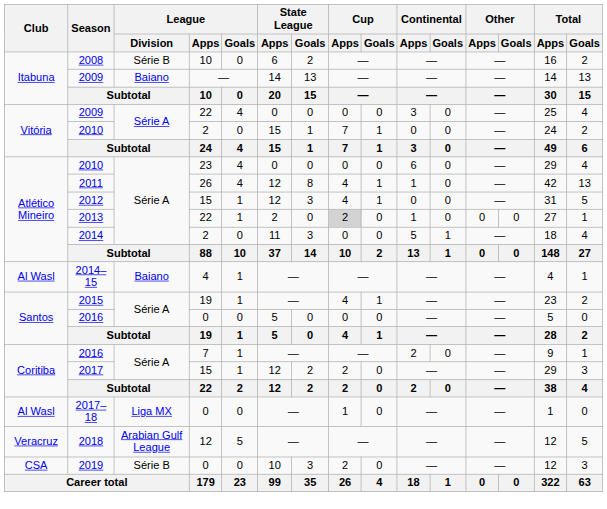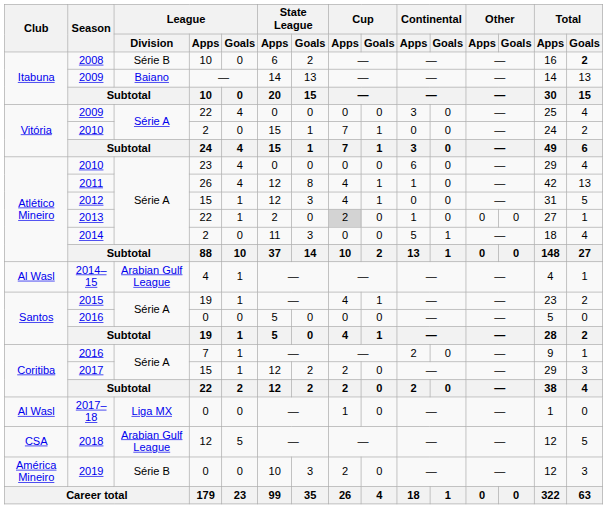(585, 60) normal -> (585, 60) bold
(152, 277) Baiano -> (152, 277) Arabian Gulf League
(36, 441) Veracruz -> (36, 441) CSA
(36, 465) CSA -> (36, 471) América Mineiro
